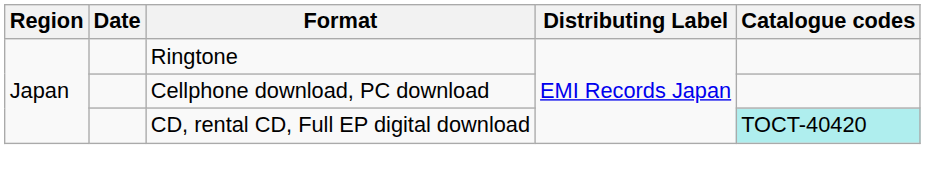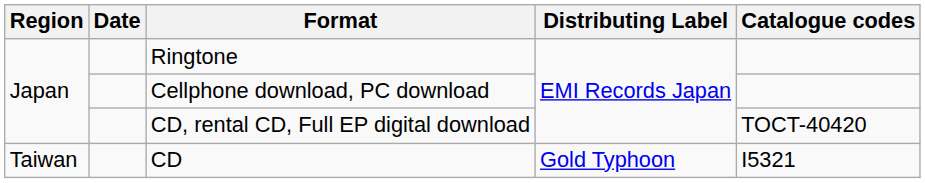(804, 125) paleturquoise background -> (804, 125) no background
+ row: (166, 159)
